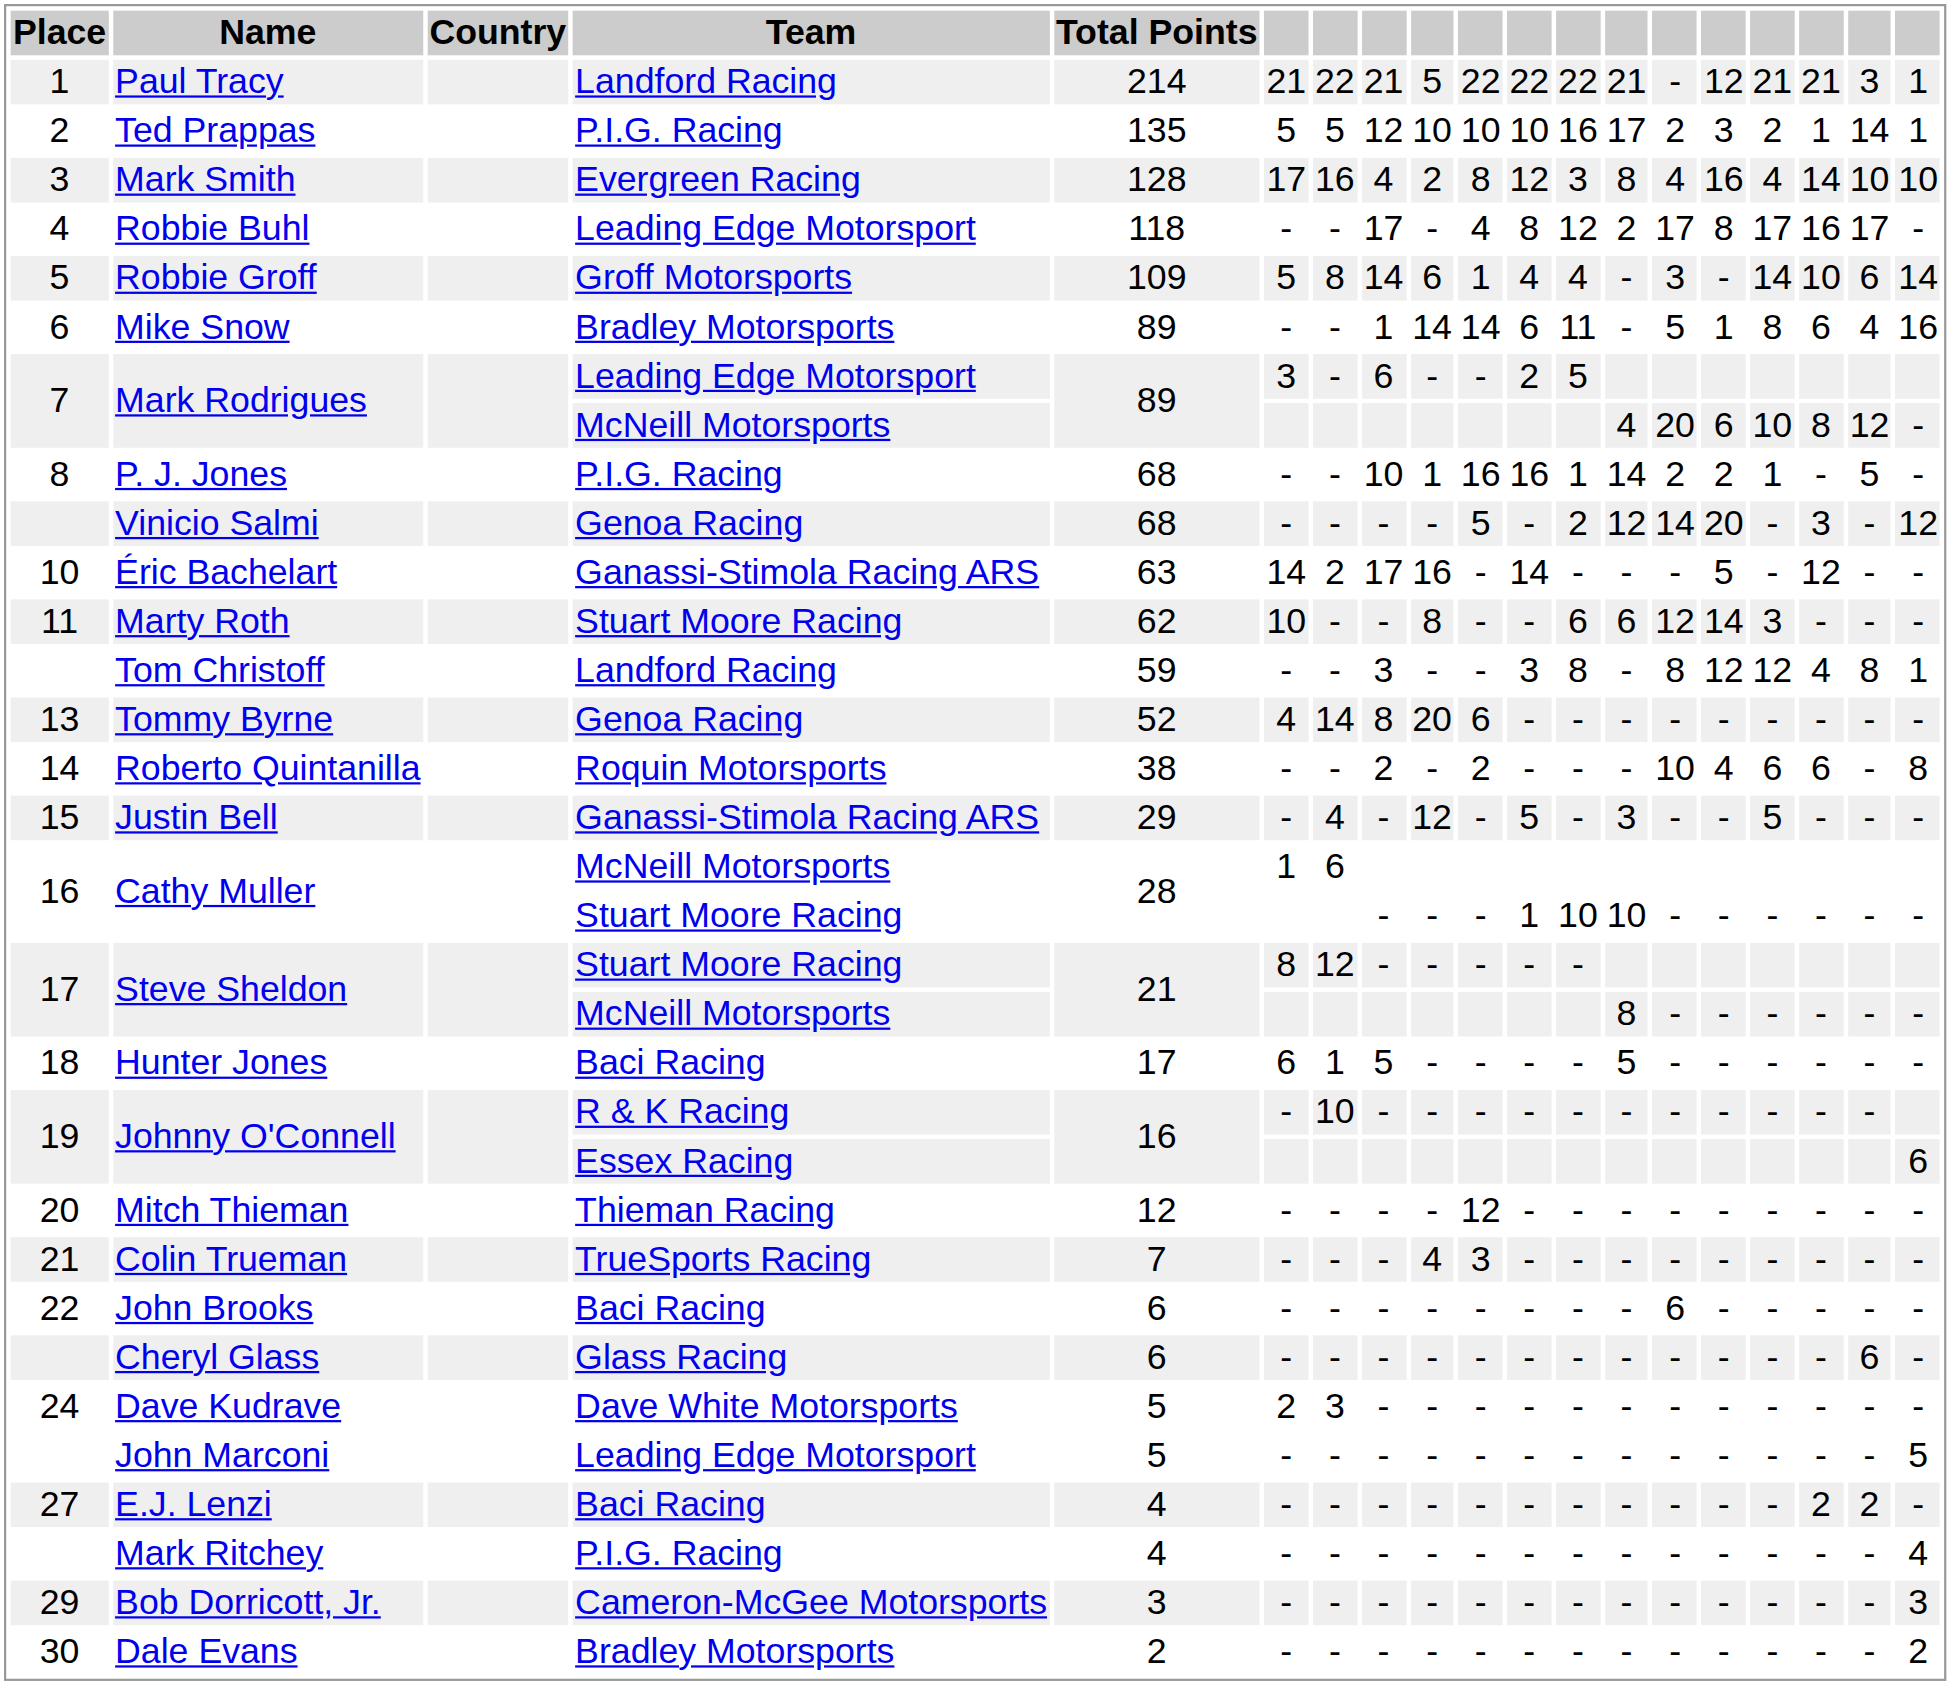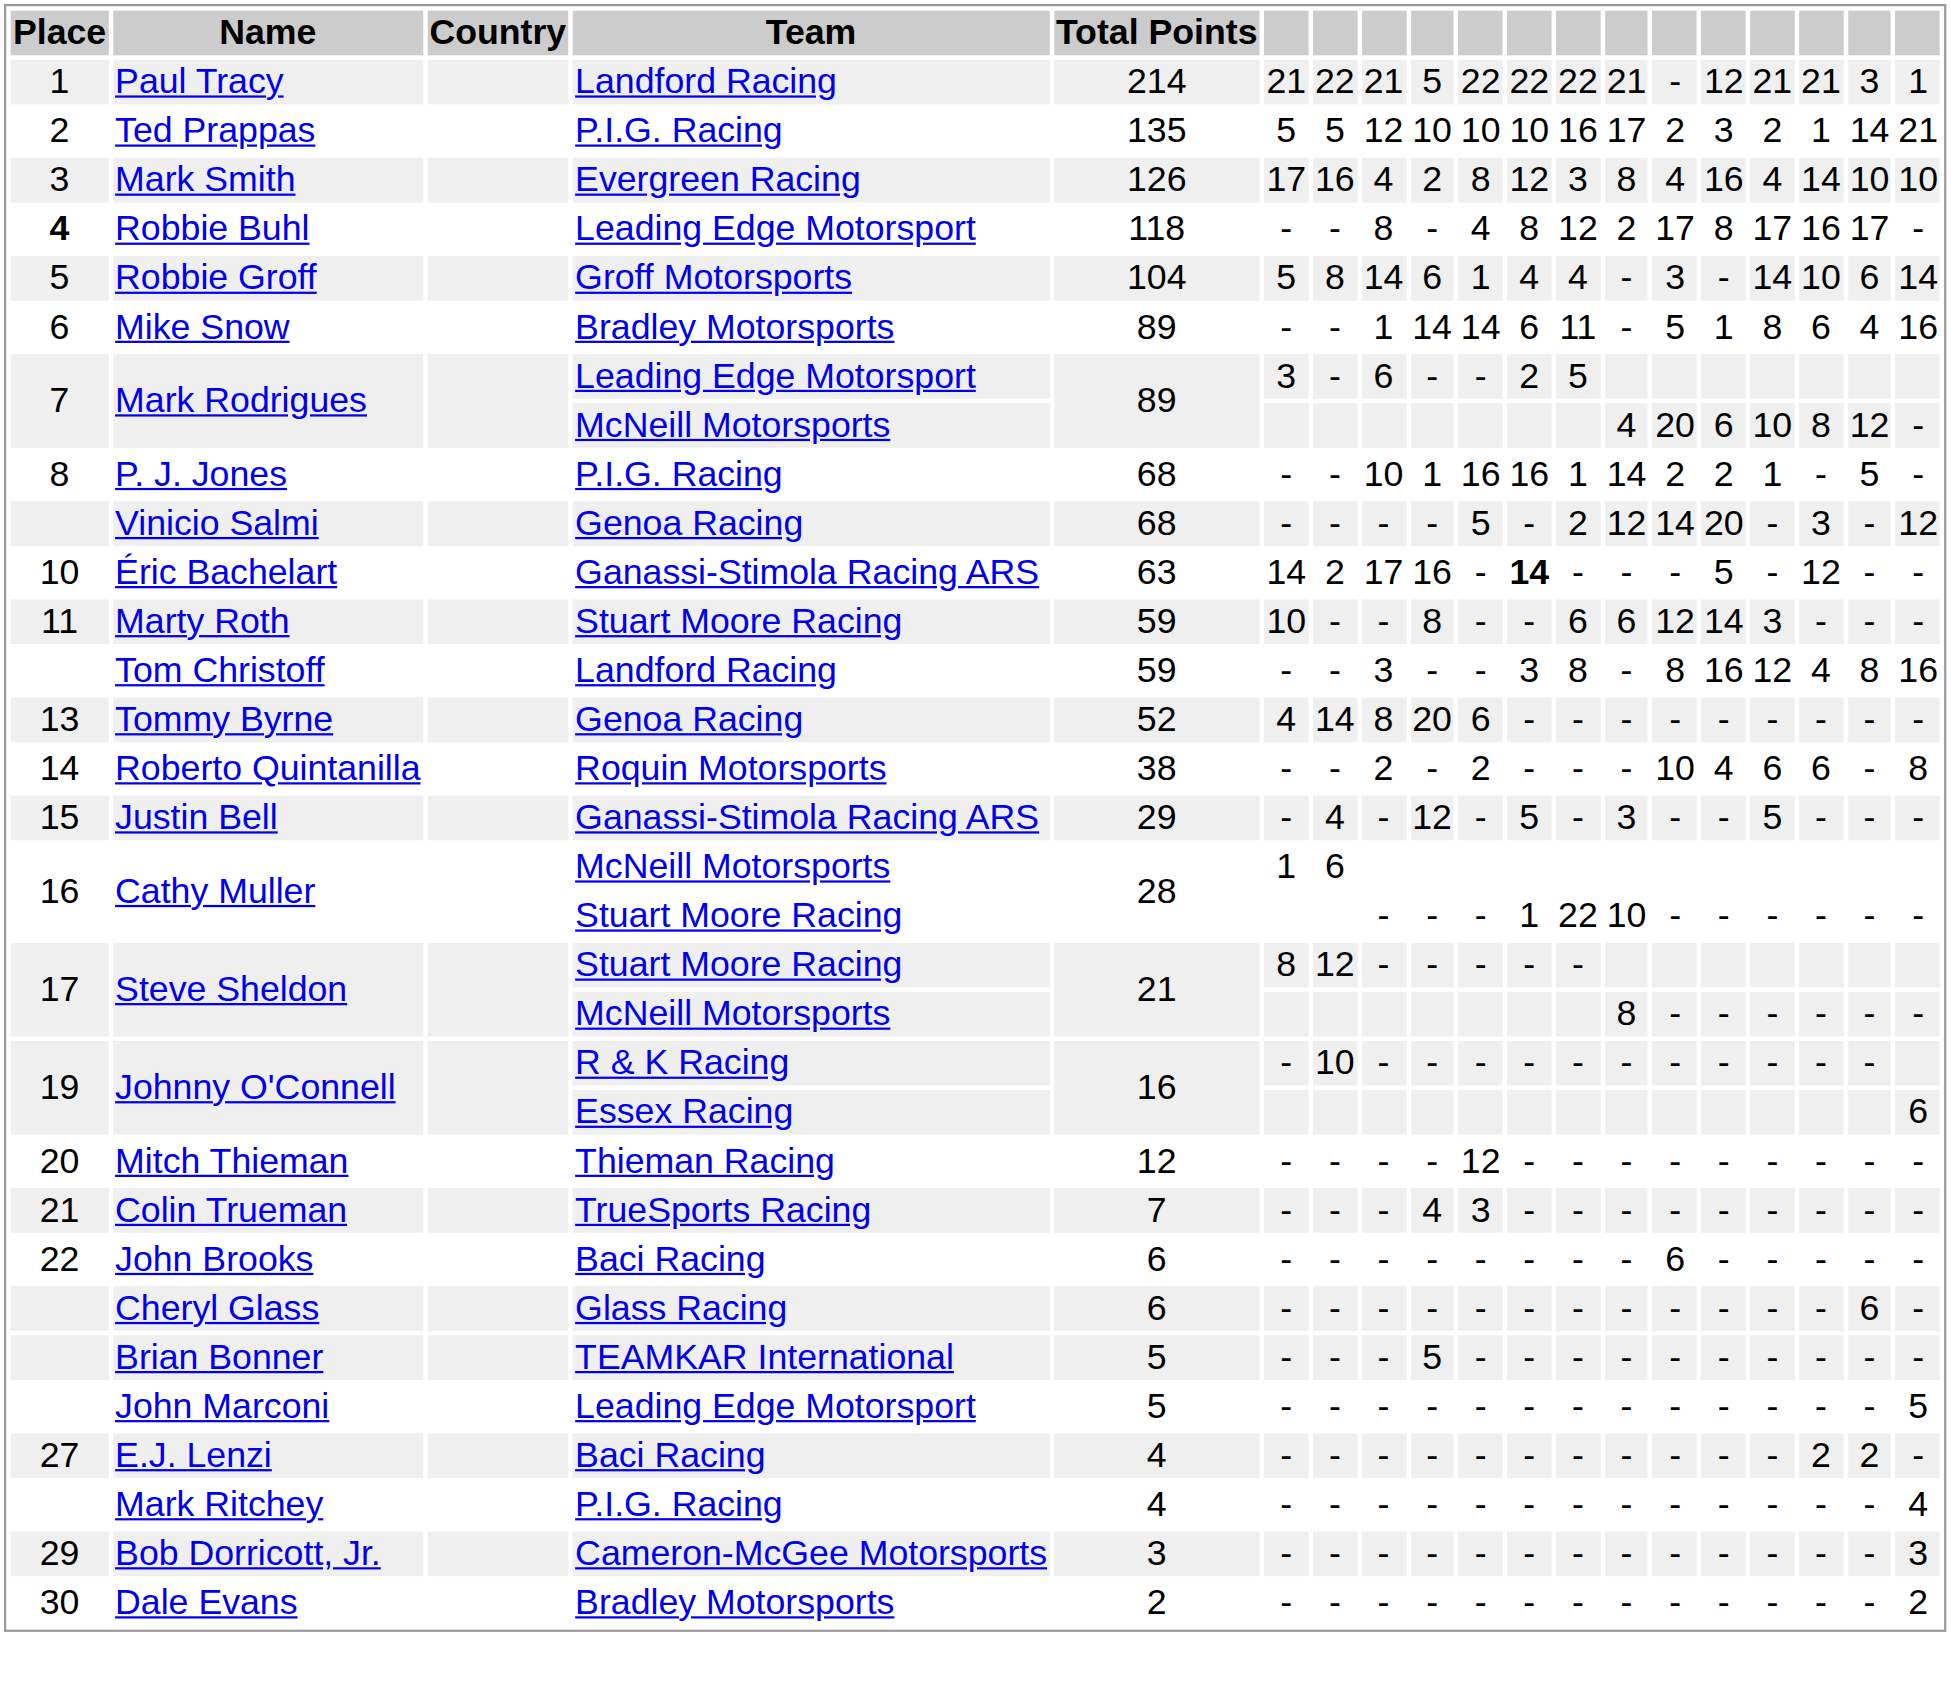(1918, 130) 1 -> (1918, 130) 21
(1157, 179) 128 -> (1157, 179) 126
(60, 228) normal -> (60, 228) bold
(1383, 228) 17 -> (1383, 228) 8
(1157, 277) 109 -> (1157, 277) 104
(1529, 572) normal -> (1529, 572) bold
(1157, 621) 62 -> (1157, 621) 59
(1724, 670) 12 -> (1724, 670) 16
(1918, 670) 1 -> (1918, 670) 16
(1578, 915) 10 -> (1578, 915) 22
- row: (221, 1062)
- row: (228, 1406)
+ row: (219, 1356)
